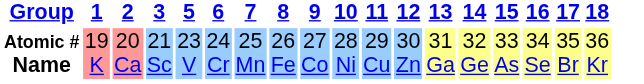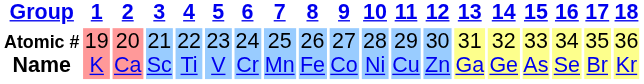+ column: (189, 11)
